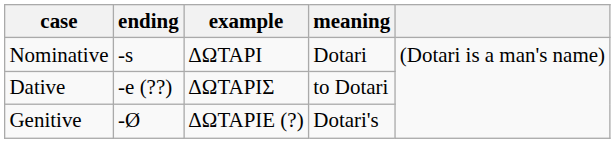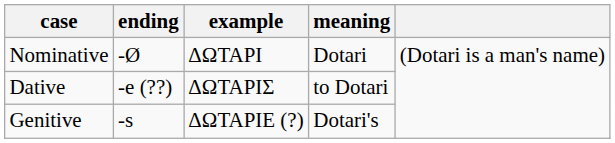(126, 54) -s -> (129, 54) -Ø
(129, 120) -Ø -> (126, 120) -s
